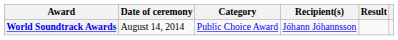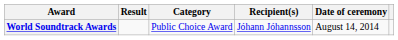columns swapped: (157, 12) <-> (374, 12)
